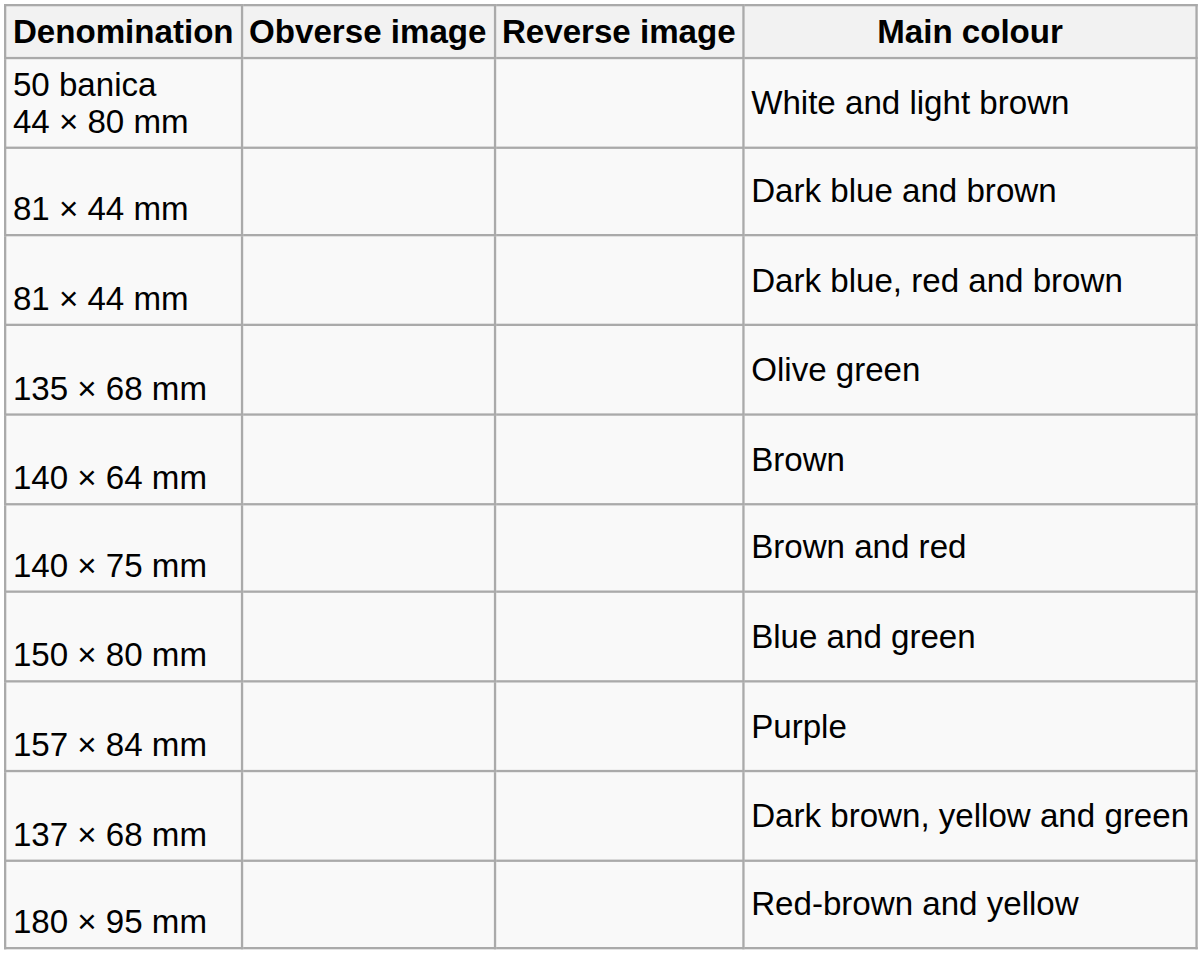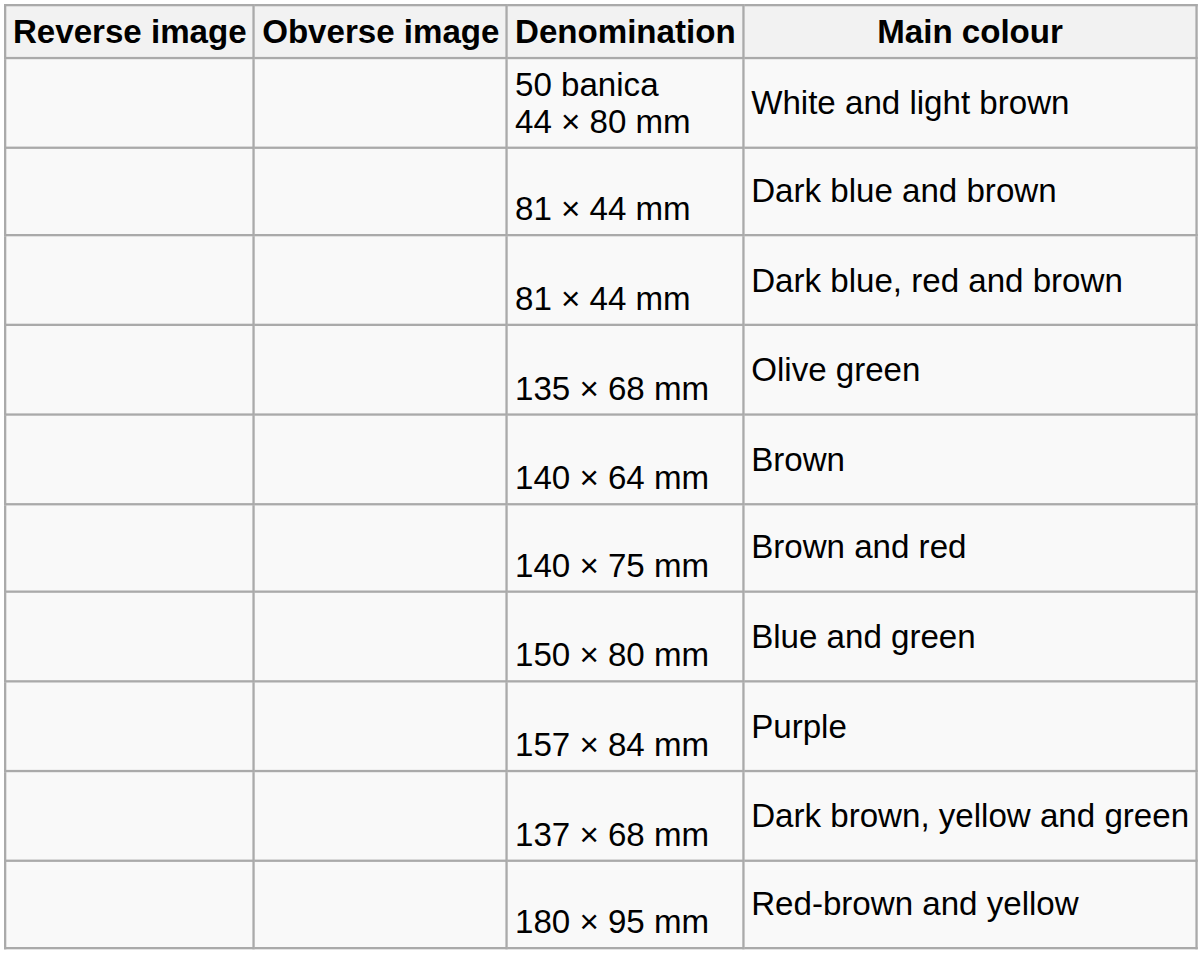columns swapped: (123, 32) <-> (619, 32)
